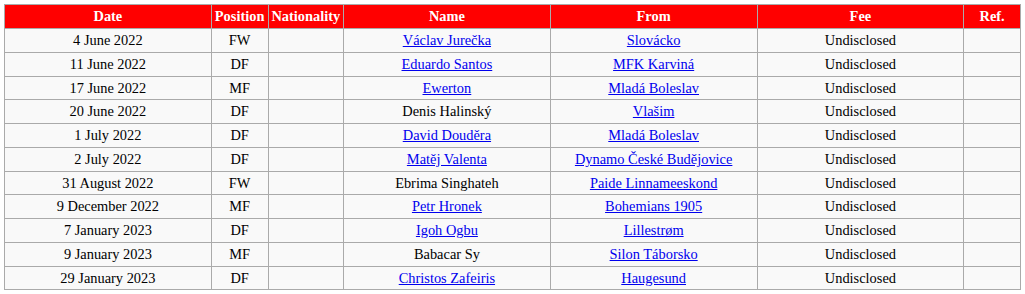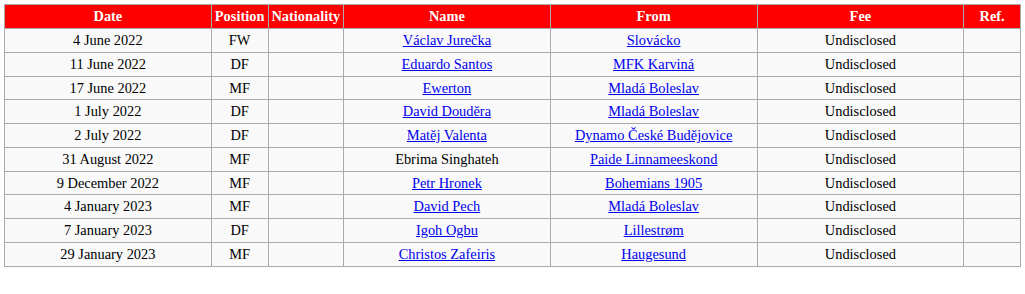- row: (108, 111)
(240, 183) FW -> (240, 159) MF
+ row: (108, 206)
- row: (108, 254)
(240, 278) DF -> (240, 254) MF
